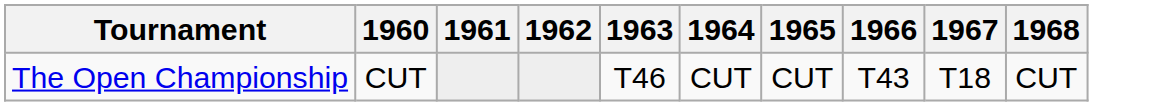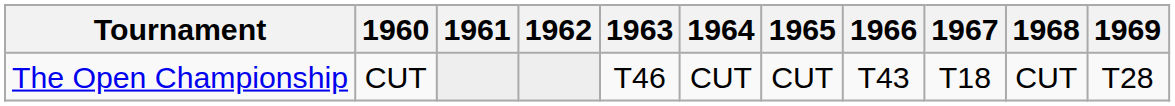+ column: (1128, 29)
